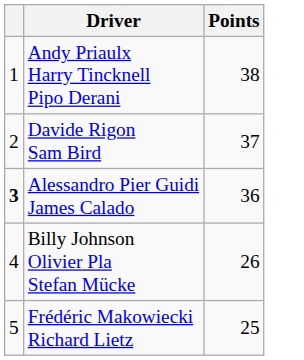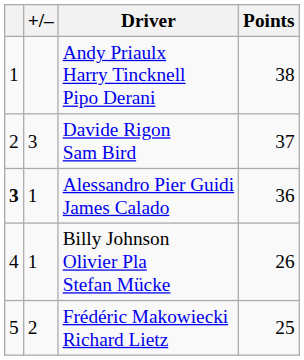+ column: (41, 20)
